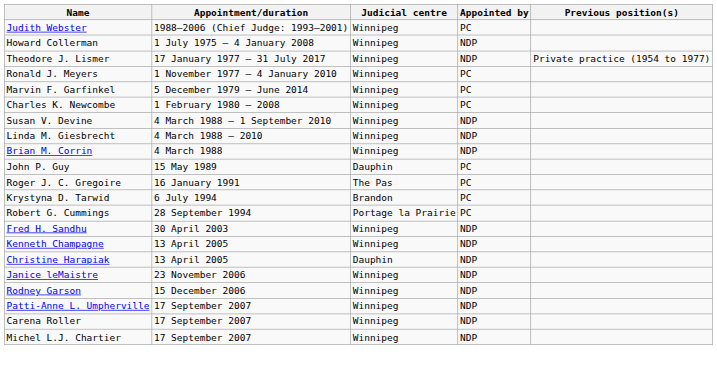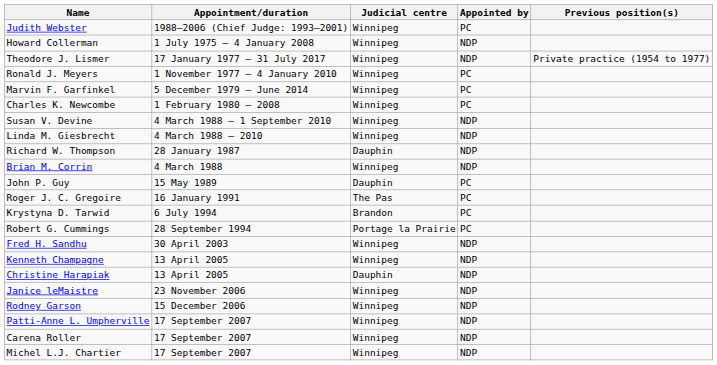+ row: (61, 151)
